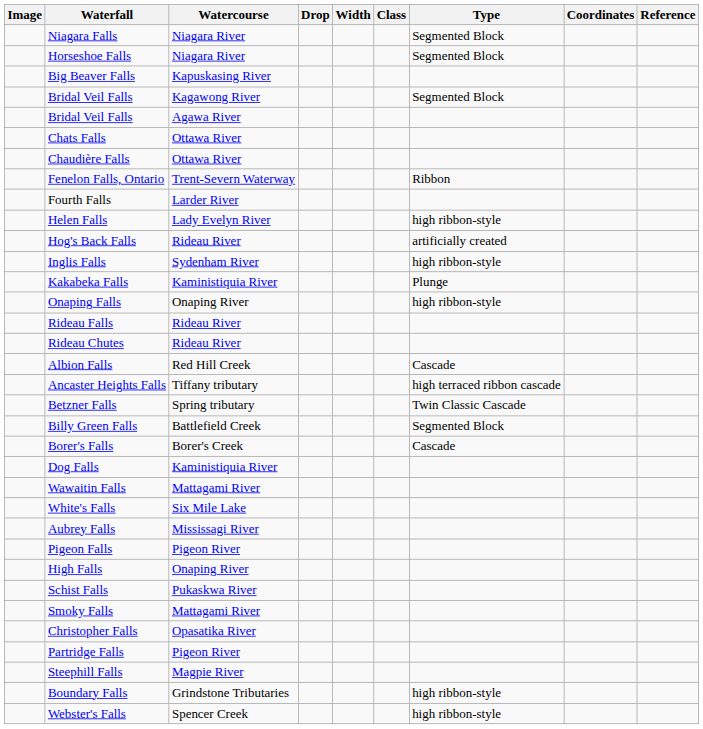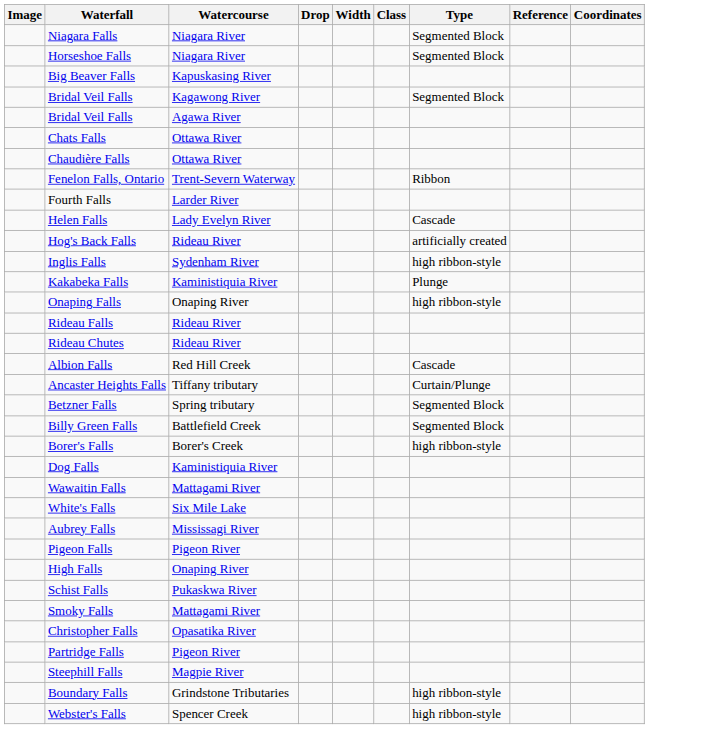columns swapped: (668, 14) <-> (601, 14)
(457, 220) high ribbon-style -> (434, 220) Cascade
(486, 384) high terraced ribbon cascade -> (451, 384) Curtain/Plunge
(469, 405) Twin Classic Cascade -> (458, 405) Segmented Block
(434, 446) Cascade -> (457, 446) high ribbon-style
